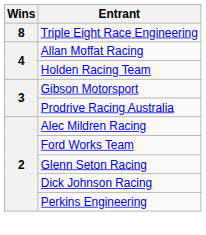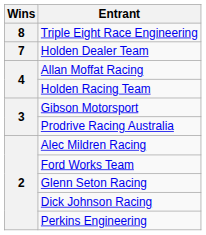+ row: (95, 51)
